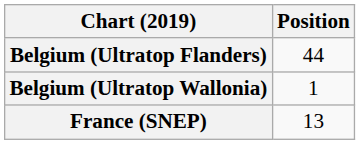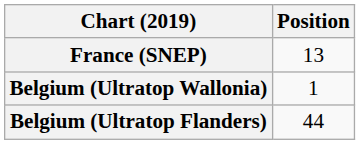rows swapped: (138, 54) <-> (138, 121)
